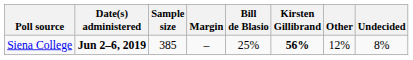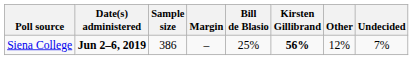(168, 45) 385 -> (168, 45) 386
(382, 45) 8% -> (382, 45) 7%
